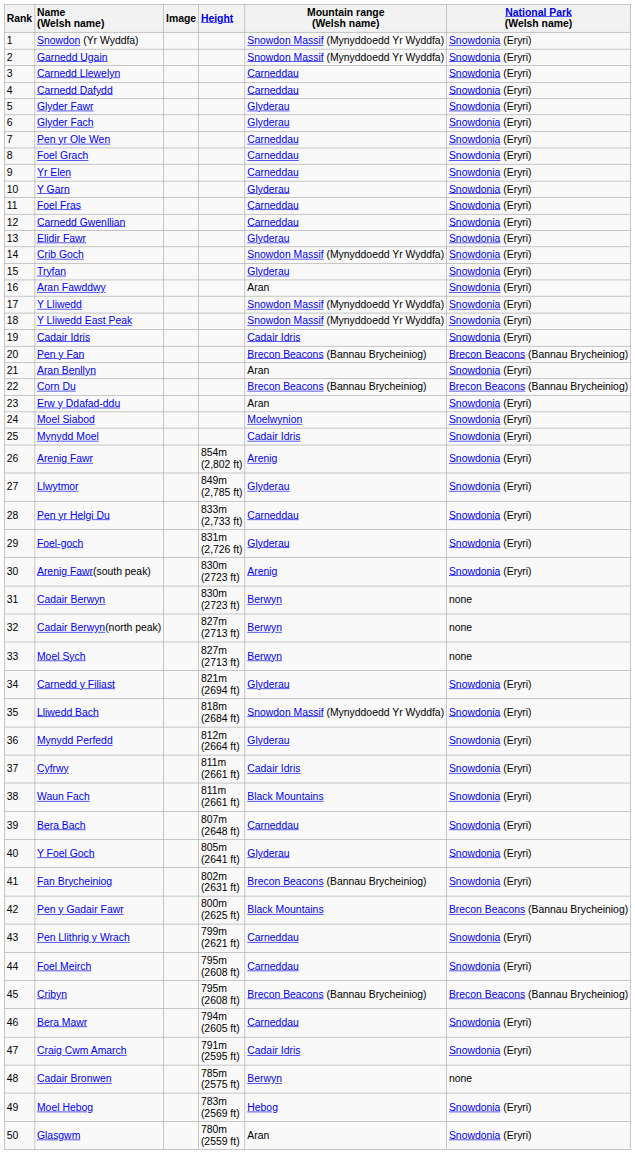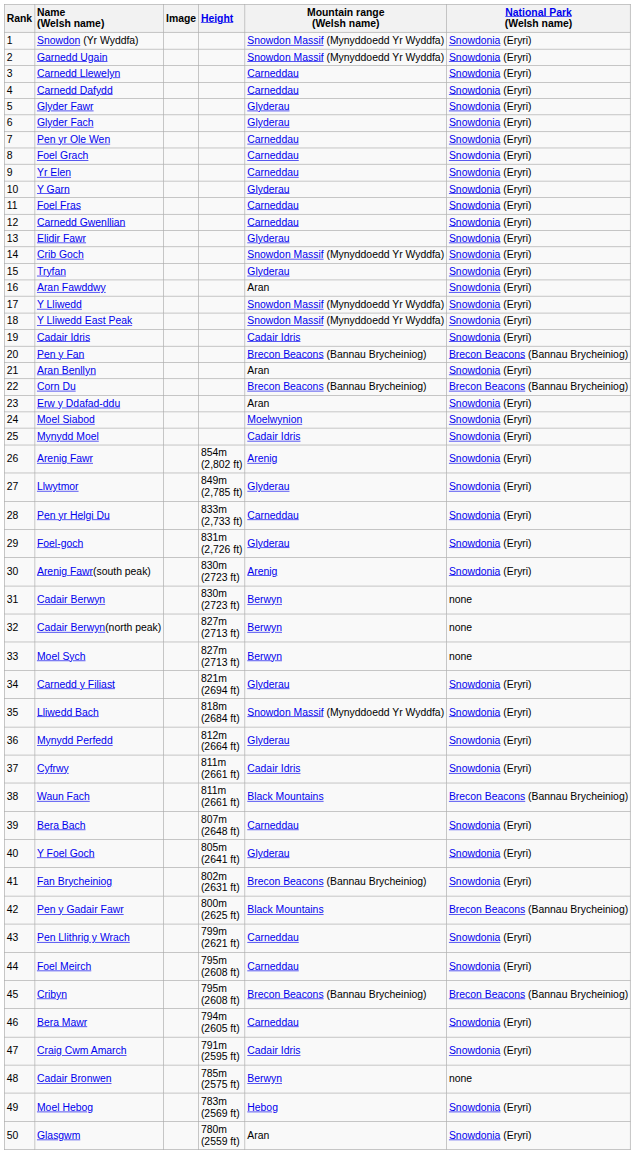(490, 797) Snowdonia (Eryri) -> (539, 797) Brecon Beacons (Bannau Brycheiniog)
